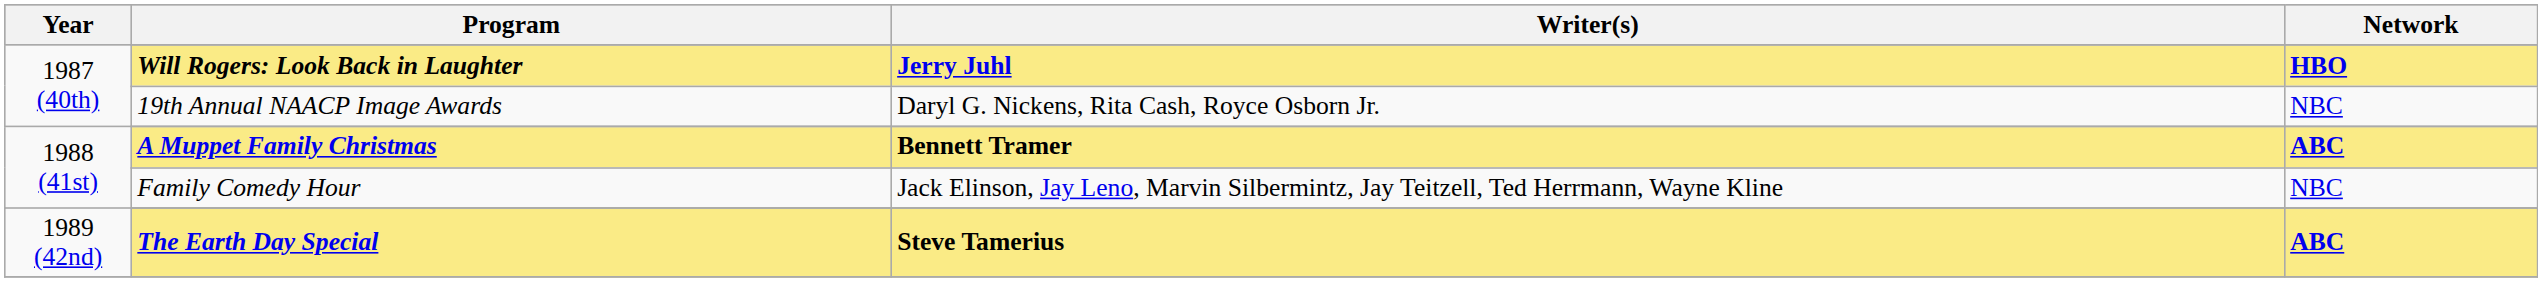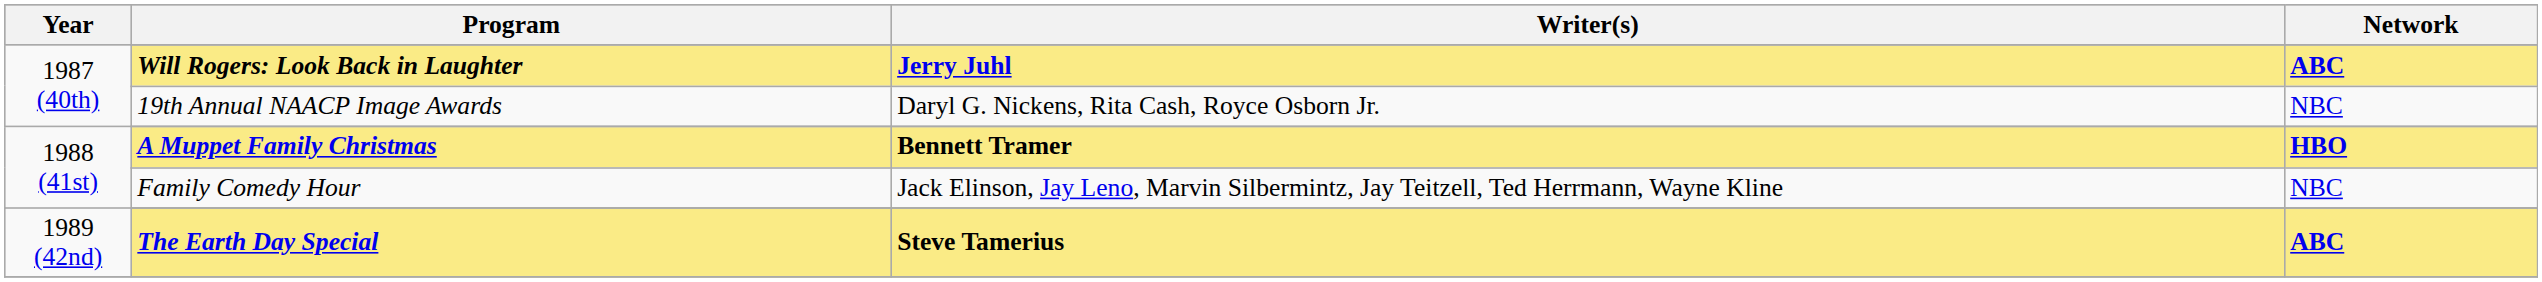(2319, 65) HBO -> (2317, 65) ABC
(2317, 146) ABC -> (2319, 146) HBO
